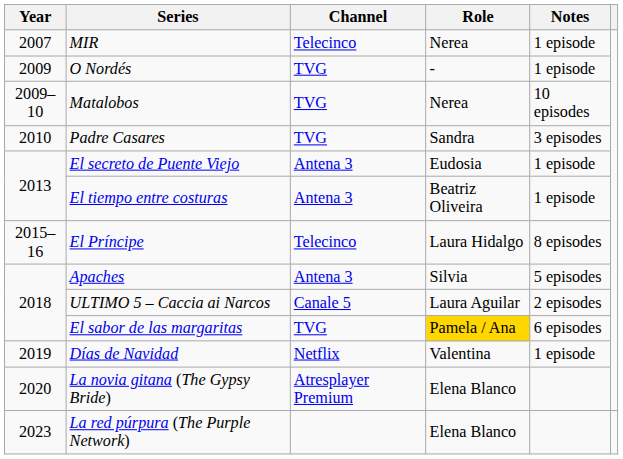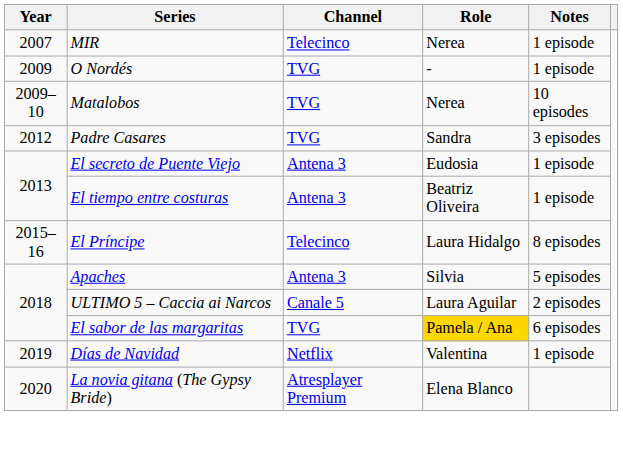(35, 138) 2010 -> (36, 138) 2012
- row: (160, 432)
